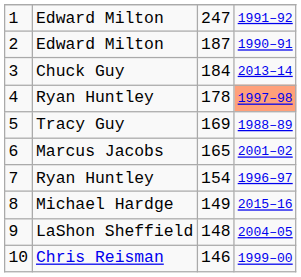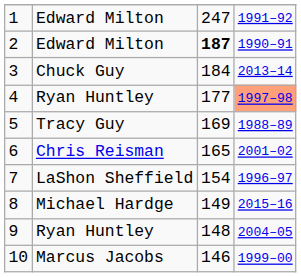(216, 45) normal -> (216, 45) bold
(216, 98) 178 -> (216, 98) 177
(100, 151) Marcus Jacobs -> (100, 151) Chris Reisman
(95, 178) Ryan Huntley -> (115, 178) LaShon Sheffield
(115, 232) LaShon Sheffield -> (95, 232) Ryan Huntley
(100, 258) Chris Reisman -> (100, 258) Marcus Jacobs
